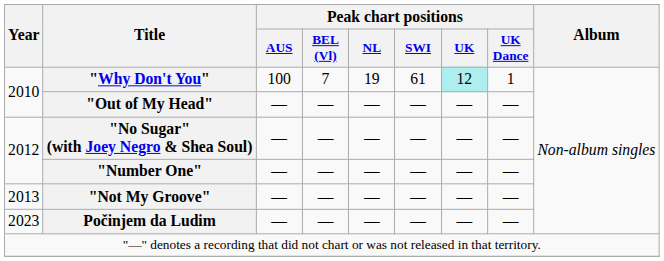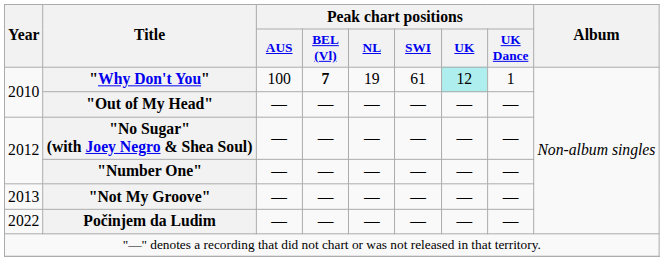(325, 79) normal -> (325, 79) bold
(24, 221) 2023 -> (24, 221) 2022
